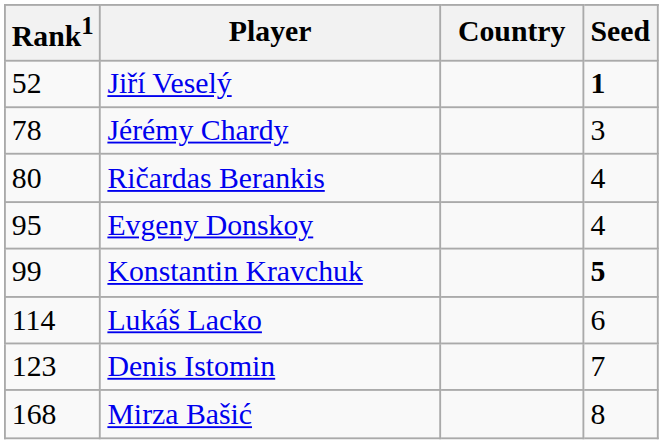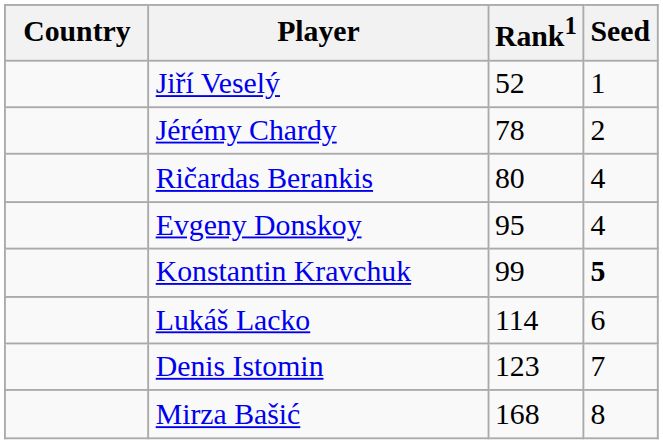columns swapped: (512, 32) <-> (53, 32)
(598, 83) bold -> (598, 83) normal
(598, 130) 3 -> (598, 130) 2
